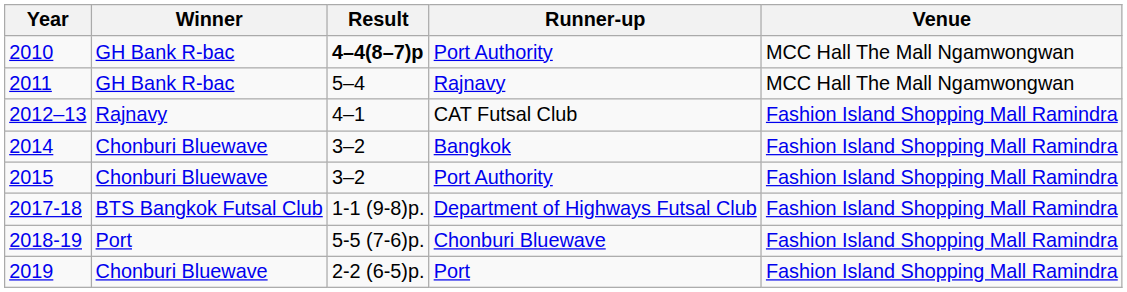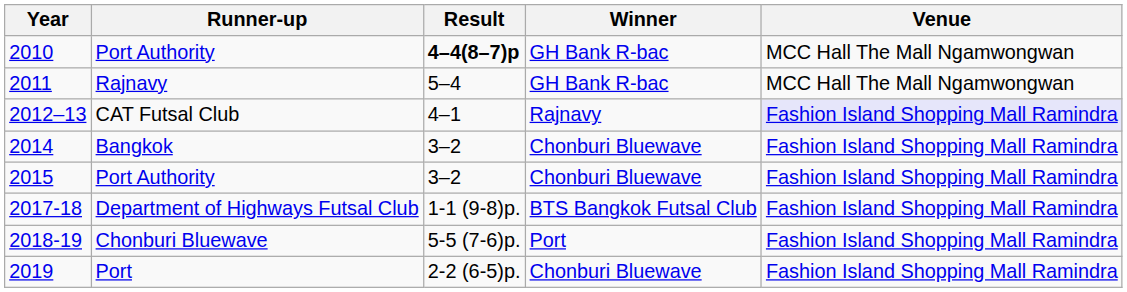columns swapped: (209, 20) <-> (595, 20)
(942, 114) no background -> (942, 114) lavender background
